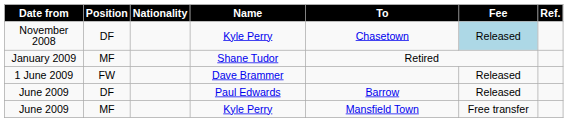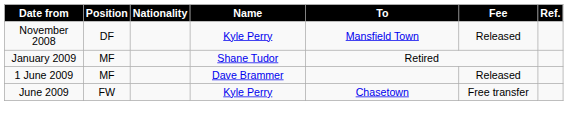(382, 36) Chasetown -> (382, 36) Mansfield Town
(498, 36) lightblue background -> (498, 36) no background
(107, 76) FW -> (107, 76) MF
- row: (44, 92)
(107, 109) MF -> (107, 92) FW
(382, 109) Mansfield Town -> (382, 92) Chasetown
